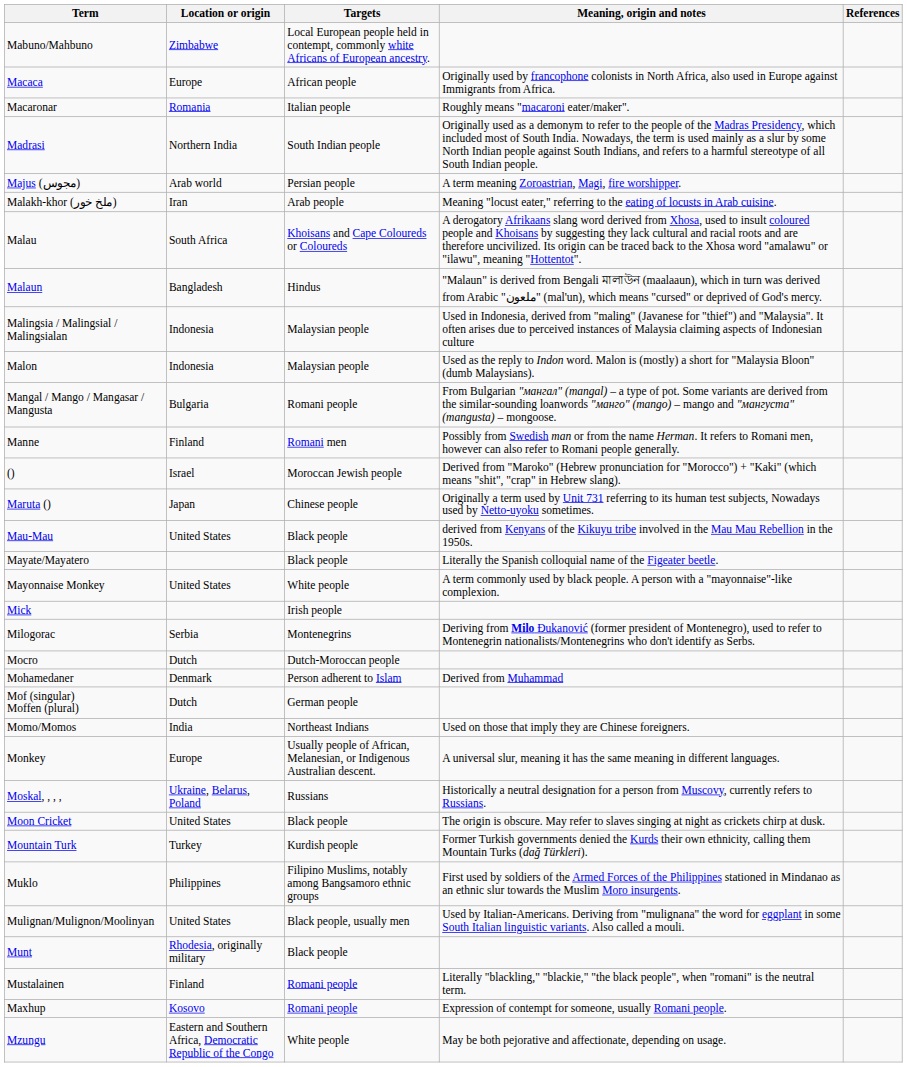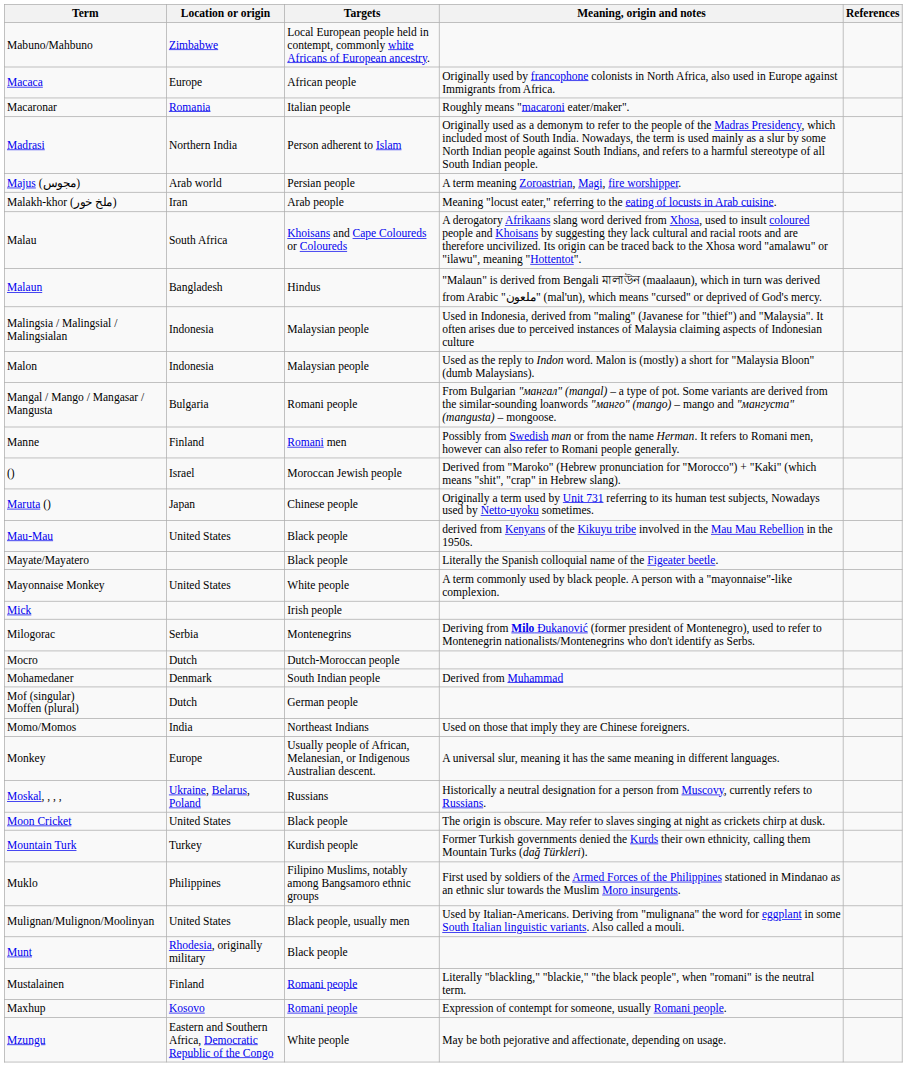(334, 145) South Indian people -> (344, 145) Person adherent to Islam
(344, 678) Person adherent to Islam -> (334, 678) South Indian people
